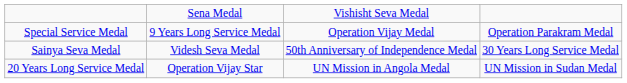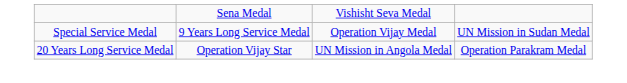(551, 31) Operation Parakram Medal -> (523, 31) UN Mission in Sudan Medal
- row: (76, 50)
(551, 68) UN Mission in Sudan Medal -> (523, 50) Operation Parakram Medal
